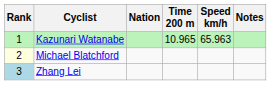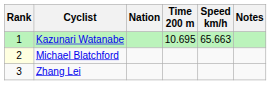(180, 39) 10.965 -> (180, 39) 10.695
(216, 39) 65.963 -> (216, 39) 65.663
(19, 71) lightblue background -> (19, 71) no background
